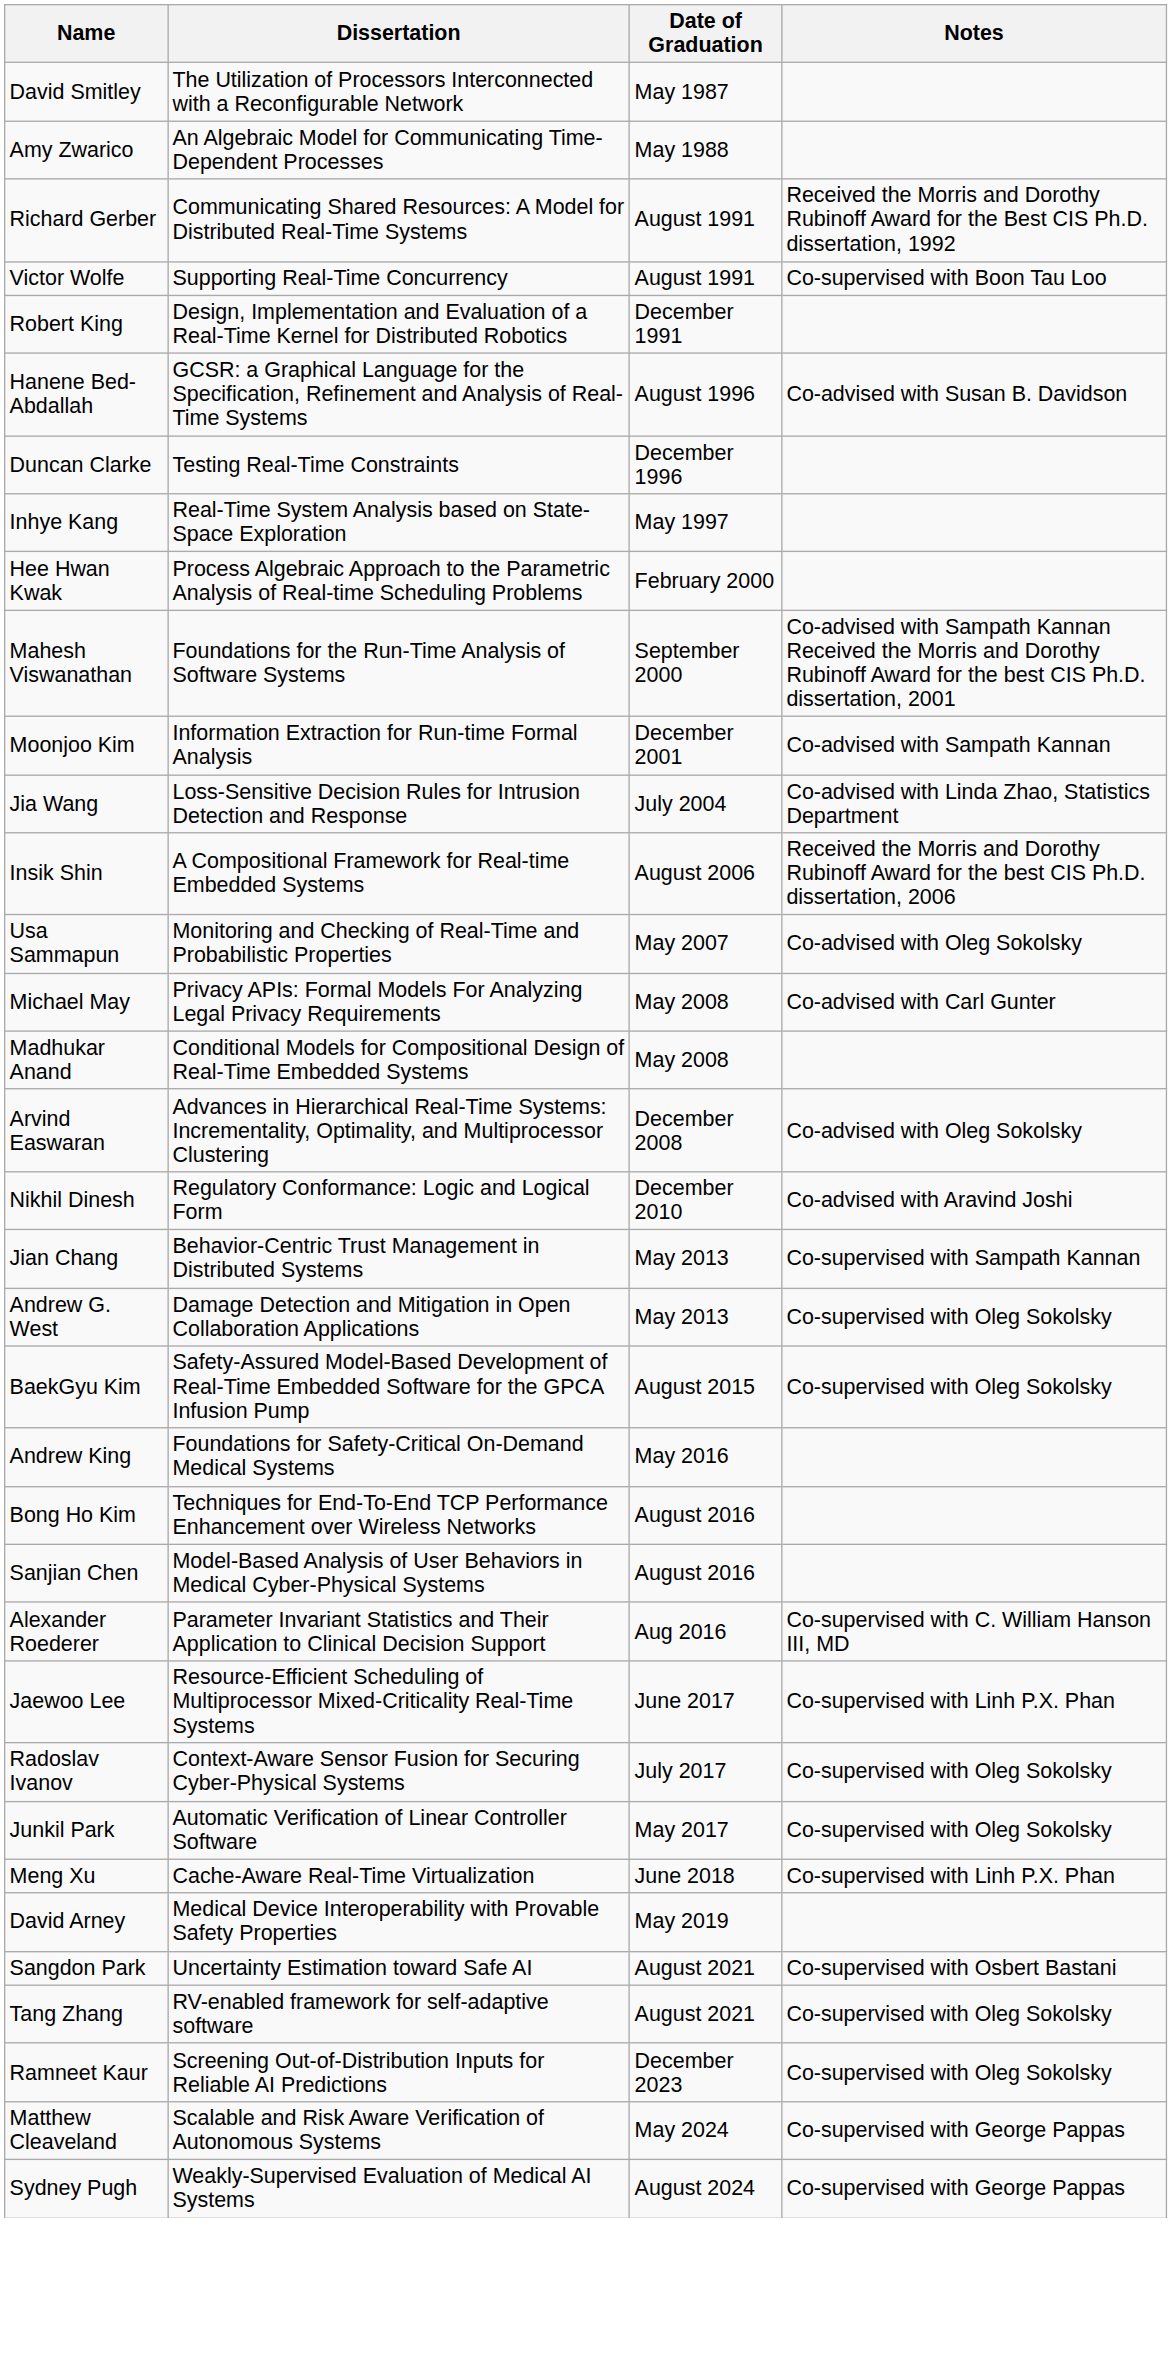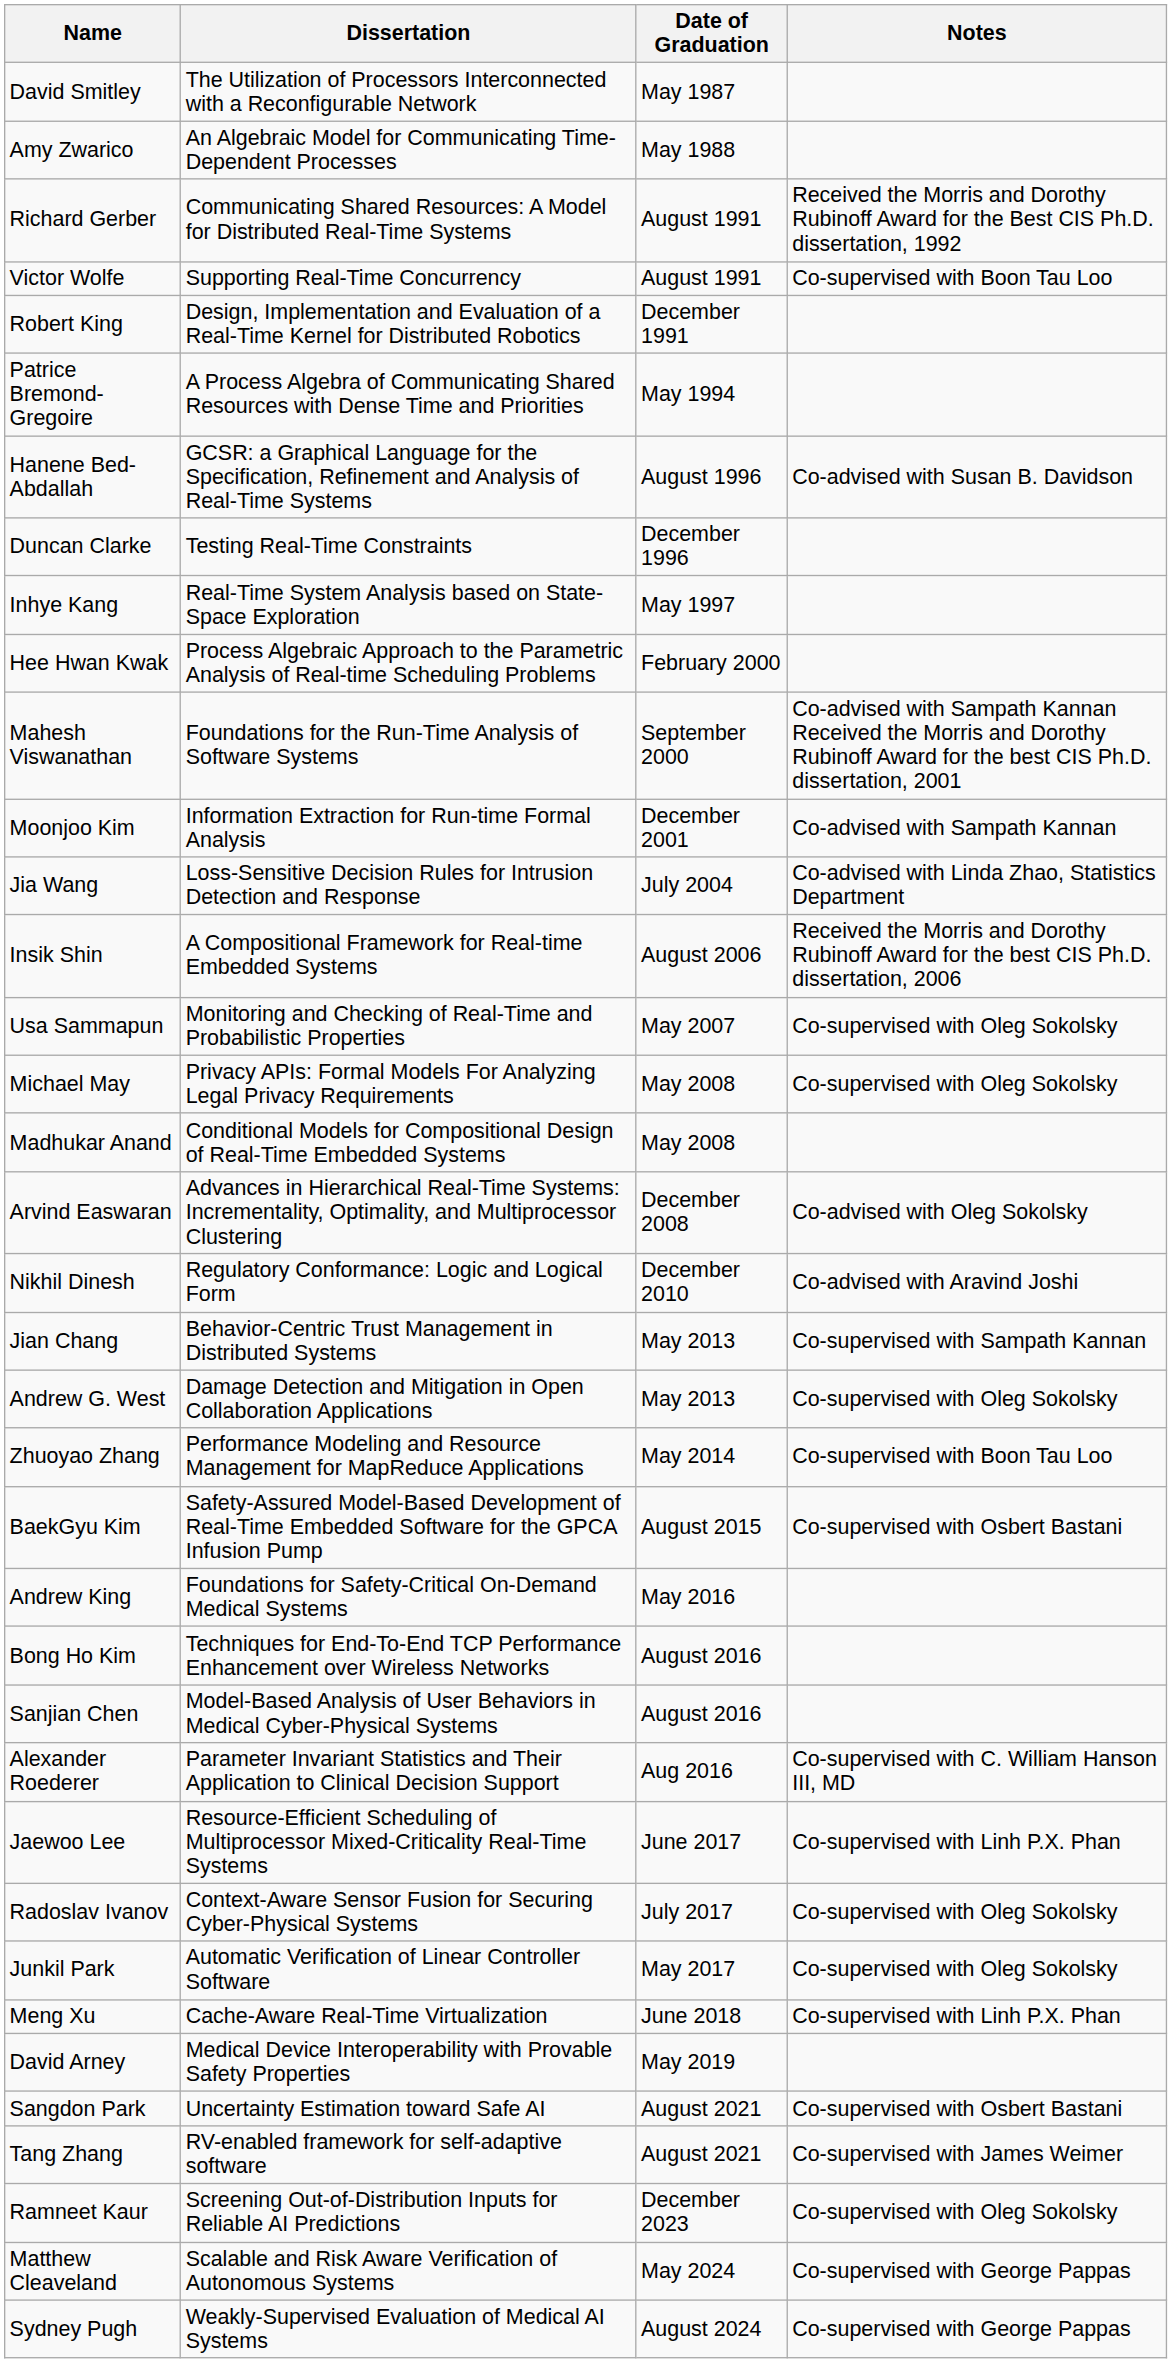+ row: (57, 394)
(934, 943) Co-advised with Oleg Sokolsky -> (955, 1025) Co-supervised with Oleg Sokolsky
(921, 1001) Co-advised with Carl Gunter -> (955, 1084) Co-supervised with Oleg Sokolsky
+ row: (85, 1456)
(949, 1386) Co-supervised with Oleg Sokolsky -> (957, 1527) Co-supervised with Osbert Bastani
(949, 2014) Co-supervised with Oleg Sokolsky -> (958, 2154) Co-supervised with James Weimer
